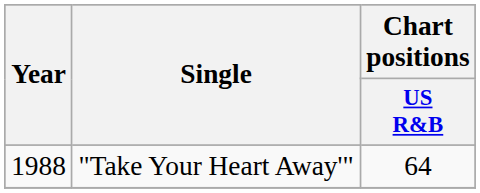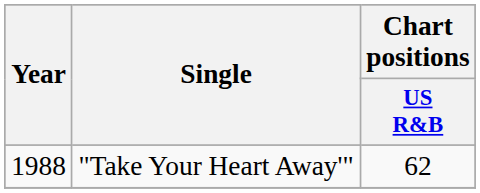(418, 165) 64 -> (418, 165) 62
